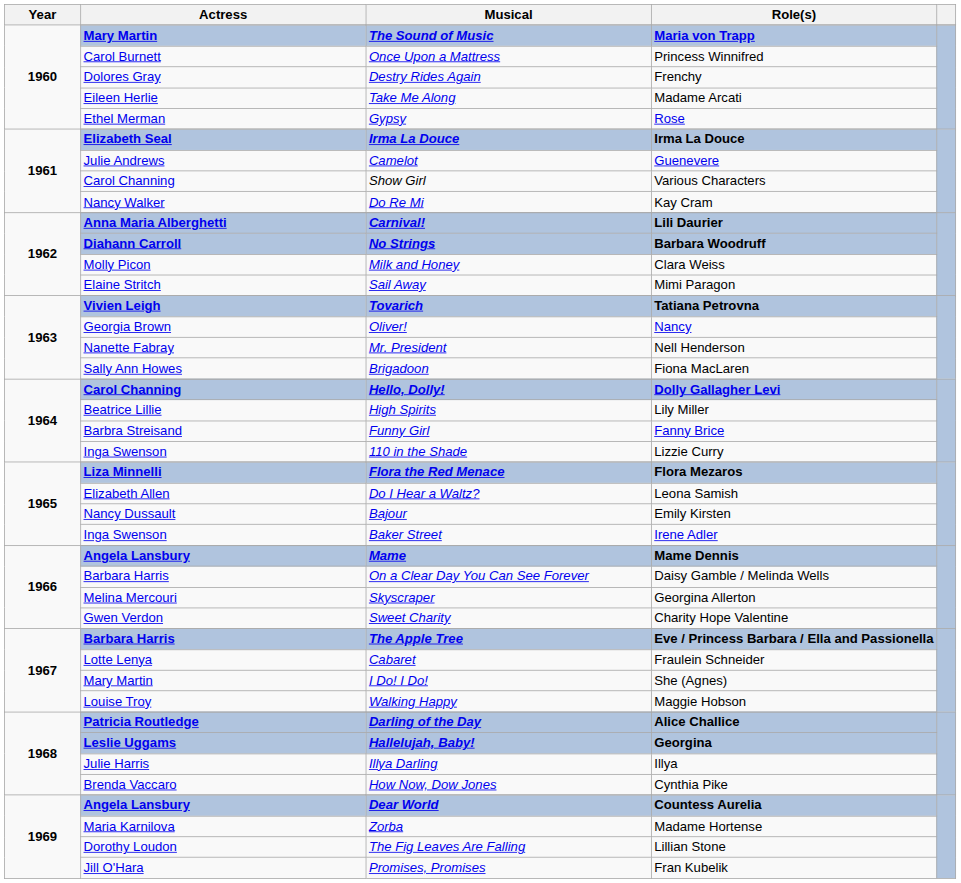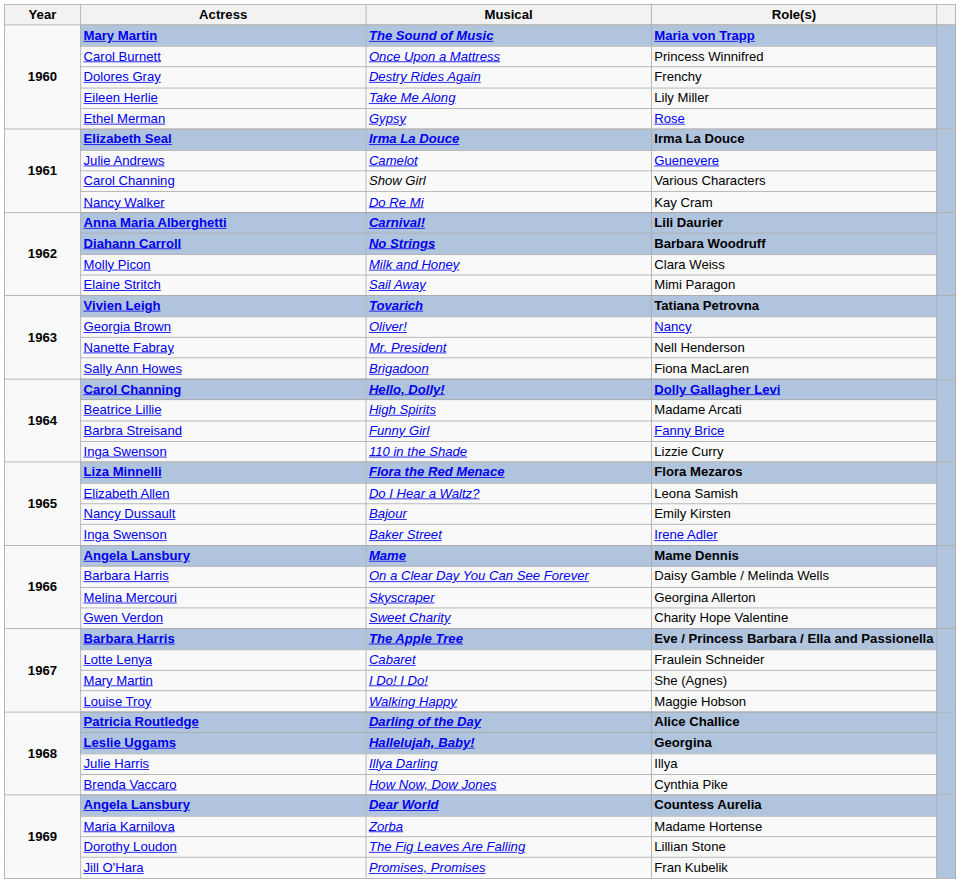(698, 98) Madame Arcati -> (682, 98) Lily Miller
(682, 410) Lily Miller -> (698, 410) Madame Arcati
